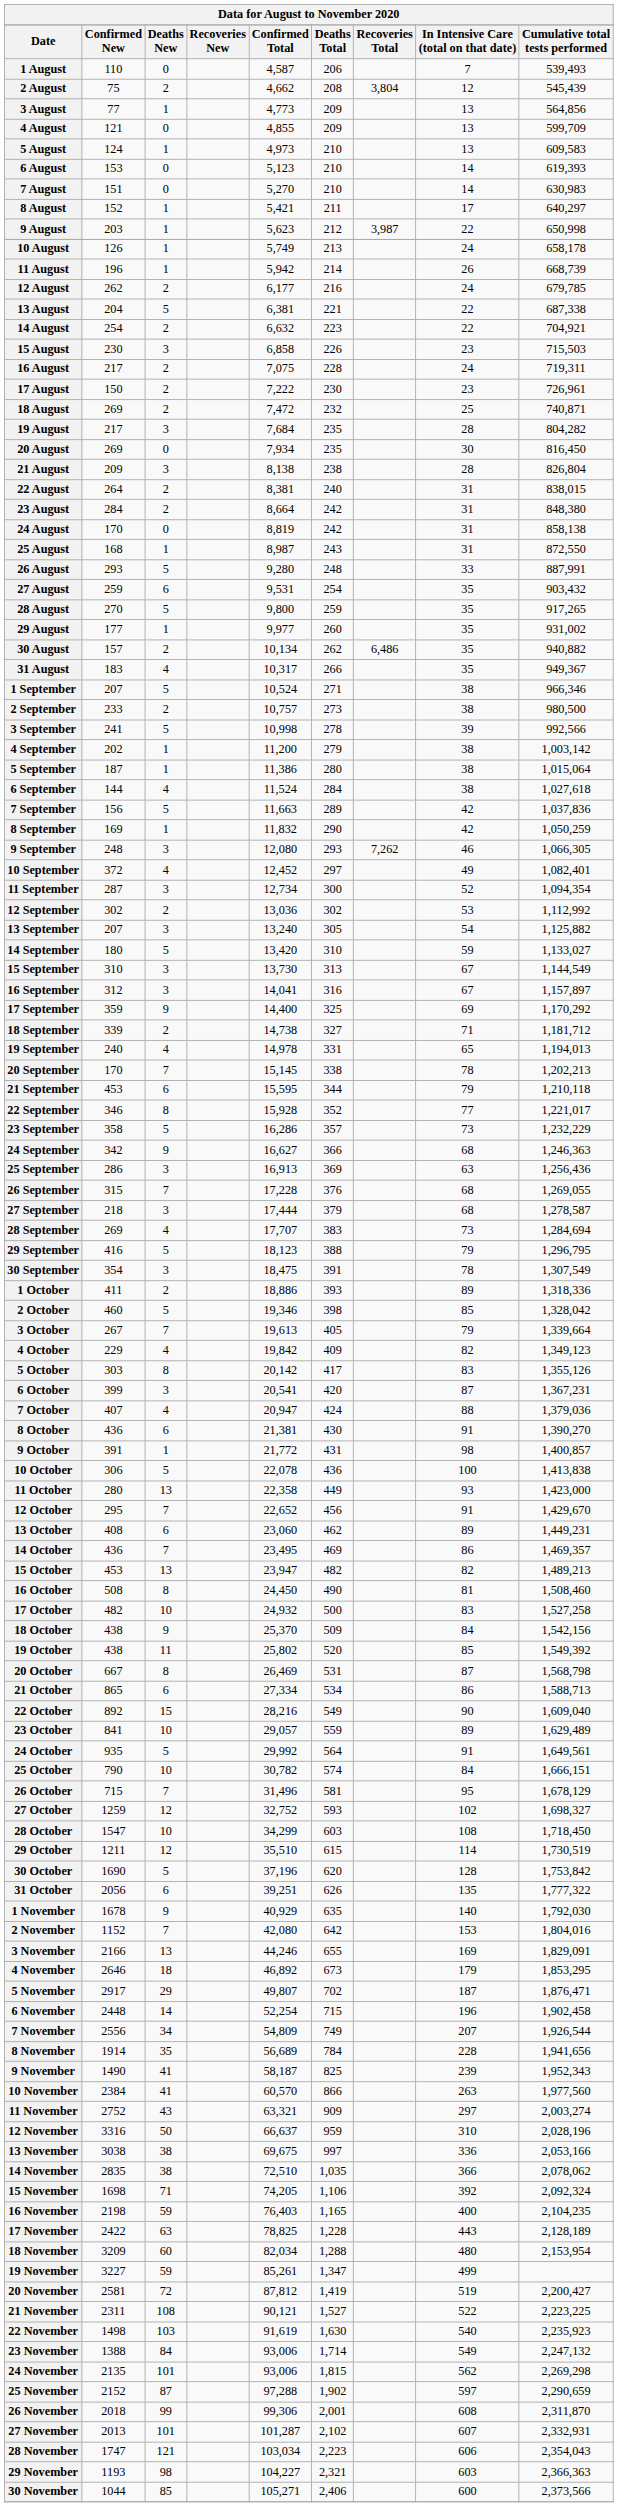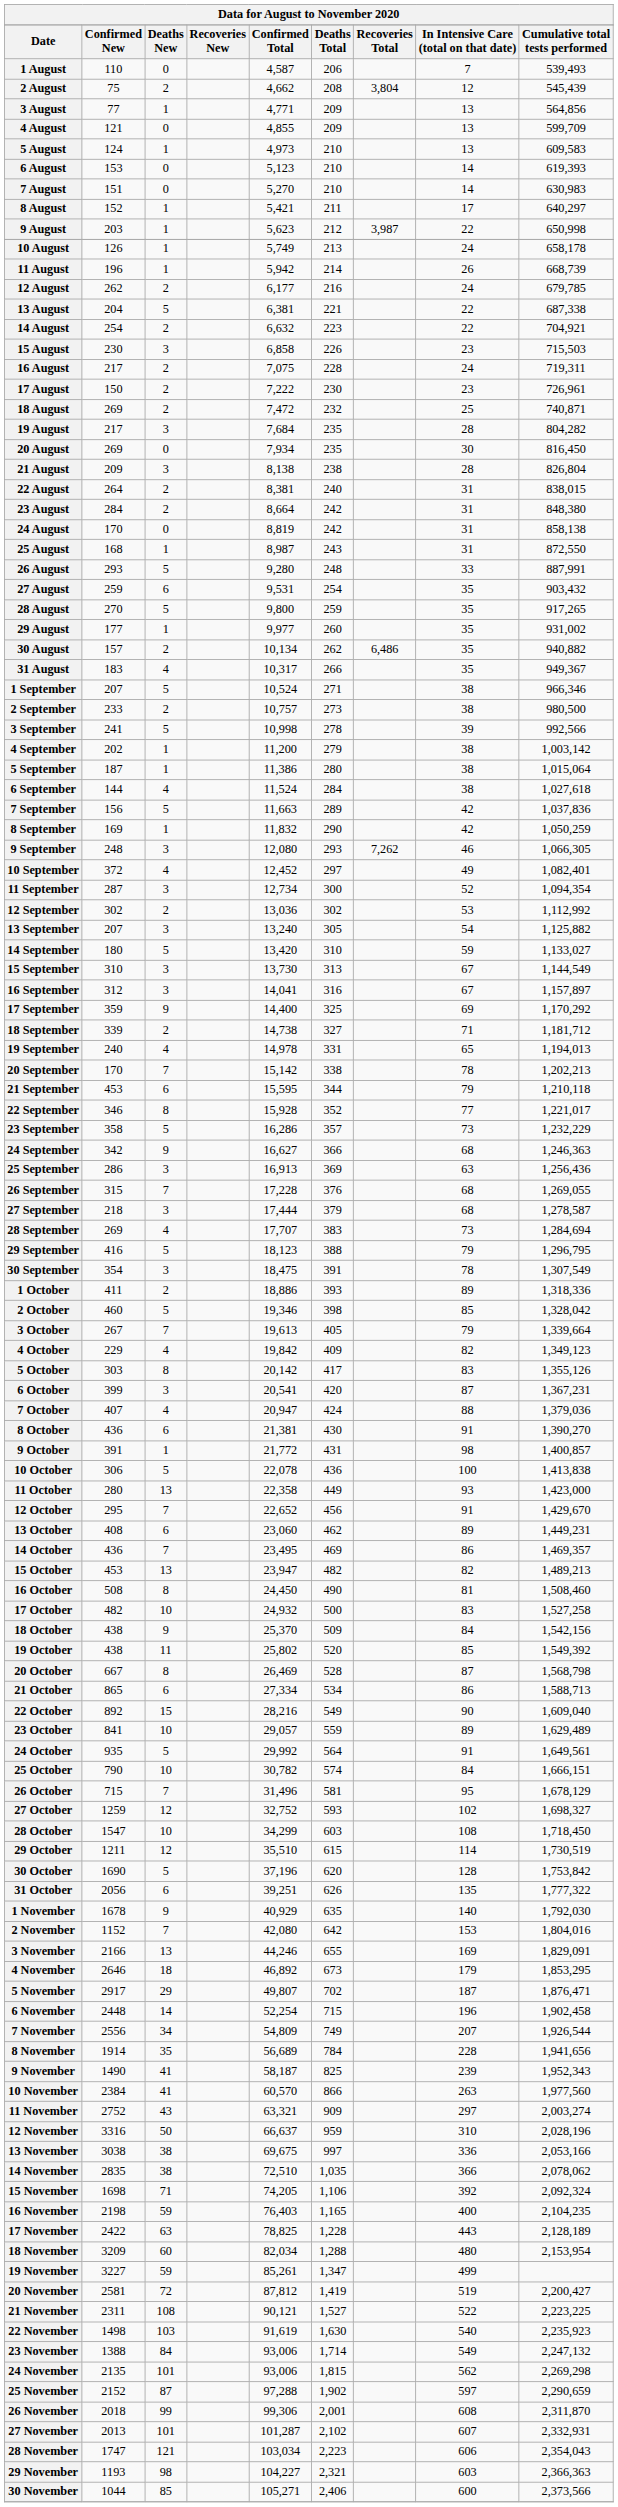(280, 108) 4,773 -> (280, 108) 4,771
(280, 1069) 15,145 -> (280, 1069) 15,142
(333, 1670) 531 -> (333, 1670) 528
